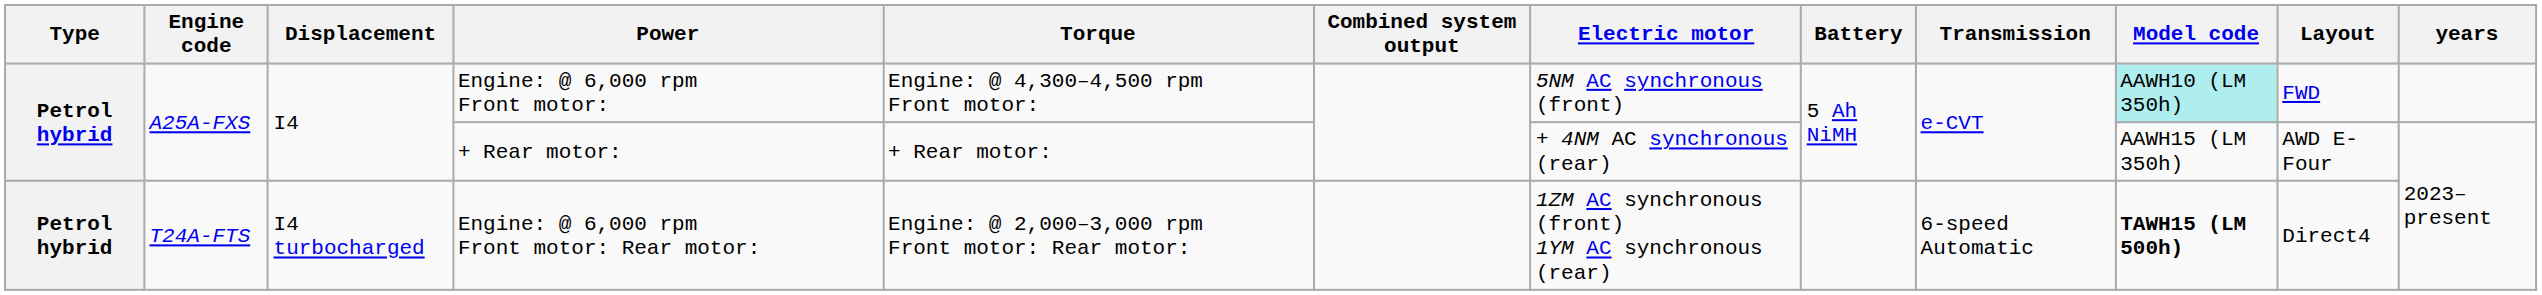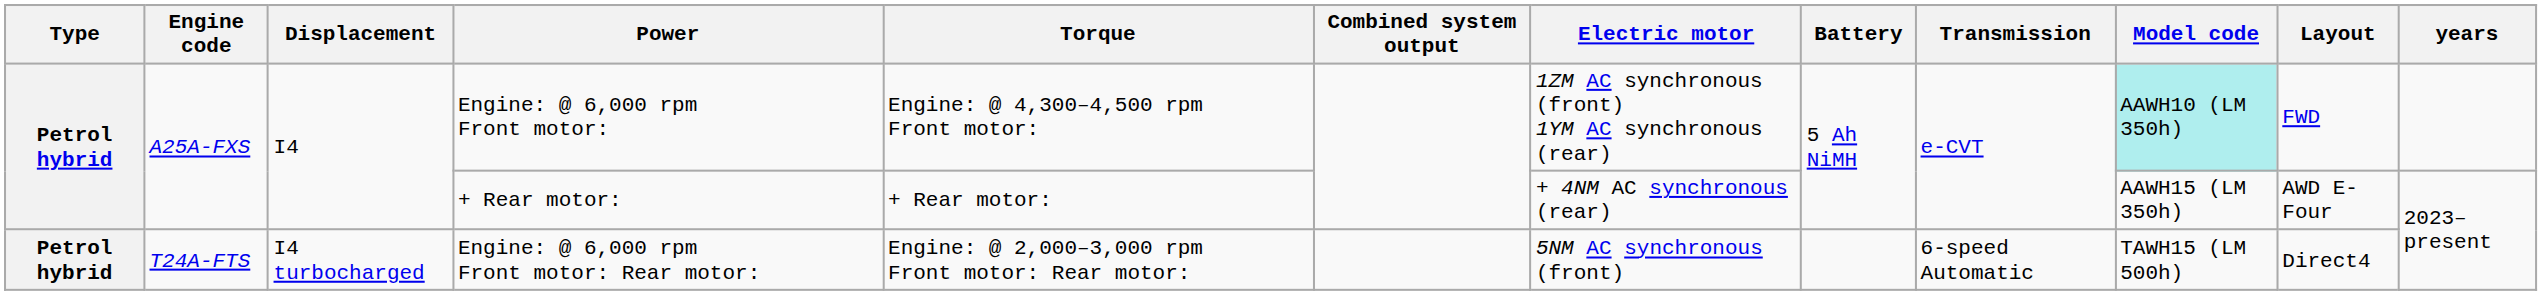(1649, 94) 5NM AC synchronous (front) -> (1649, 118) 1ZM AC synchronous (front) 1YM AC synchronous (rear)
(1649, 236) 1ZM AC synchronous (front) 1YM AC synchronous (rear) -> (1649, 260) 5NM AC synchronous (front)
(2183, 236) bold -> (2183, 260) normal
